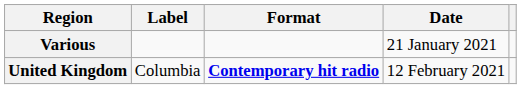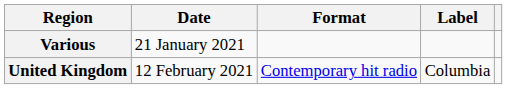columns swapped: (446, 17) <-> (168, 17)
(294, 70) bold -> (339, 70) normal
